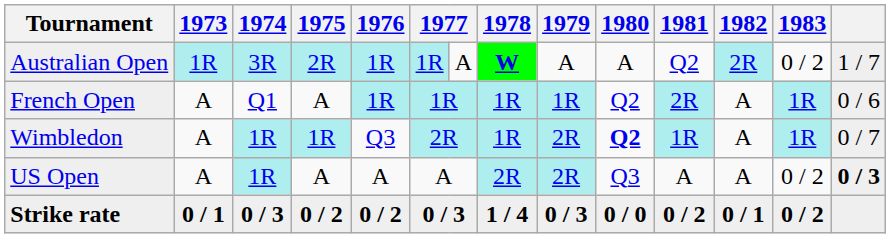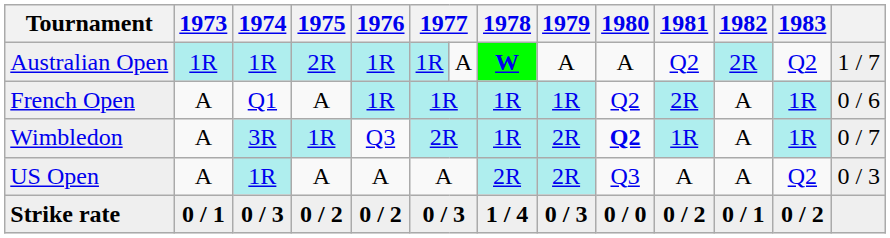(262, 61) 3R -> (262, 61) 1R
(802, 61) 0 / 2 -> (802, 61) Q2
(262, 137) 1R -> (262, 137) 3R
(802, 175) 0 / 2 -> (802, 175) Q2
(859, 175) bold -> (859, 175) normal
